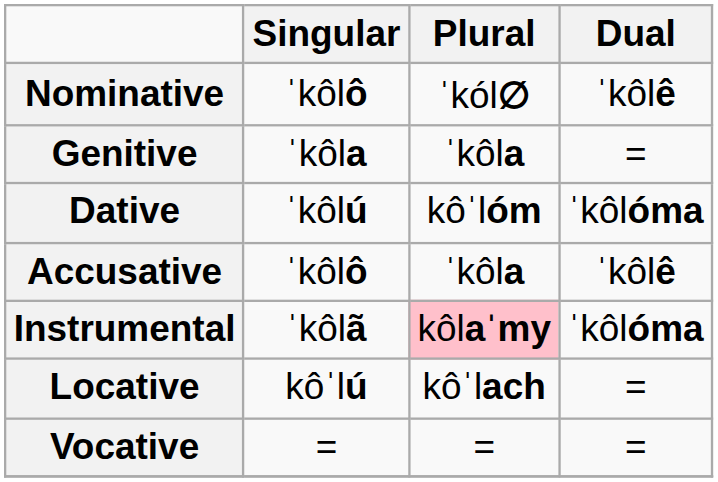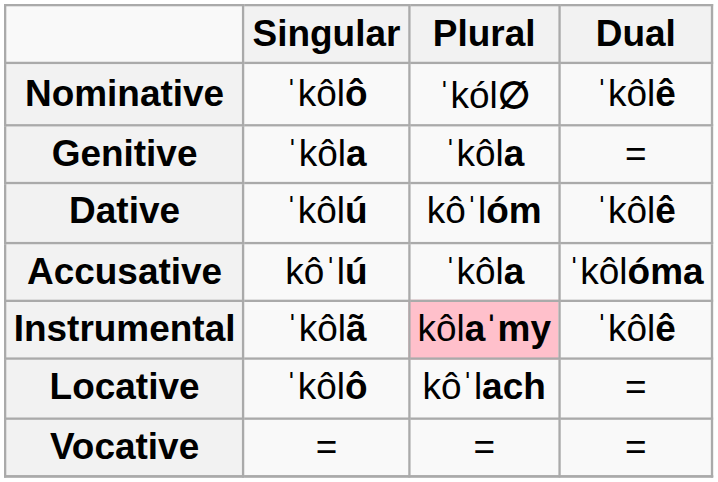(636, 211) ˈkôlóma -> (636, 211) ˈkôlê
(326, 270) ˈkôlô -> (326, 270) kôˈlú
(636, 270) ˈkôlê -> (636, 270) ˈkôlóma
(636, 329) ˈkôlóma -> (636, 329) ˈkôlê
(326, 387) kôˈlú -> (326, 387) ˈkôlô
